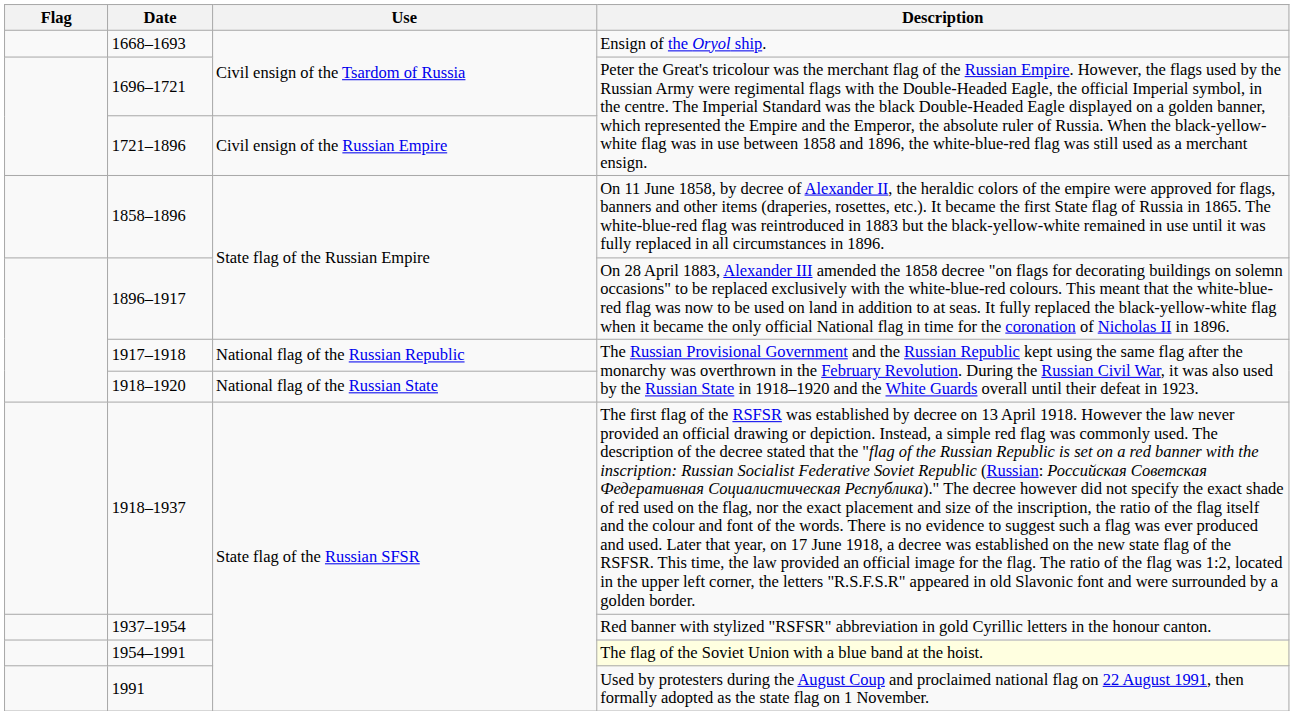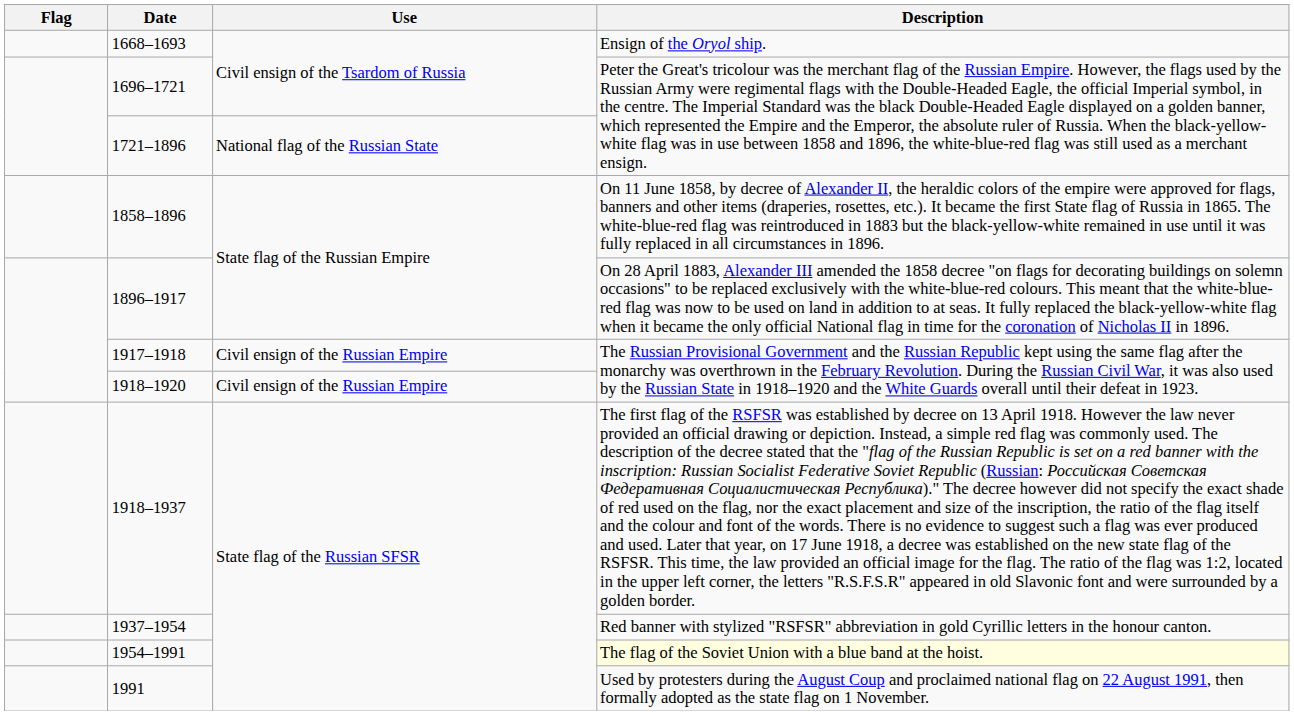(332, 145) Civil ensign of the Russian Empire -> (327, 145) National flag of the Russian State
(340, 354) National flag of the Russian Republic -> (332, 354) Civil ensign of the Russian Empire
(327, 386) National flag of the Russian State -> (332, 386) Civil ensign of the Russian Empire
